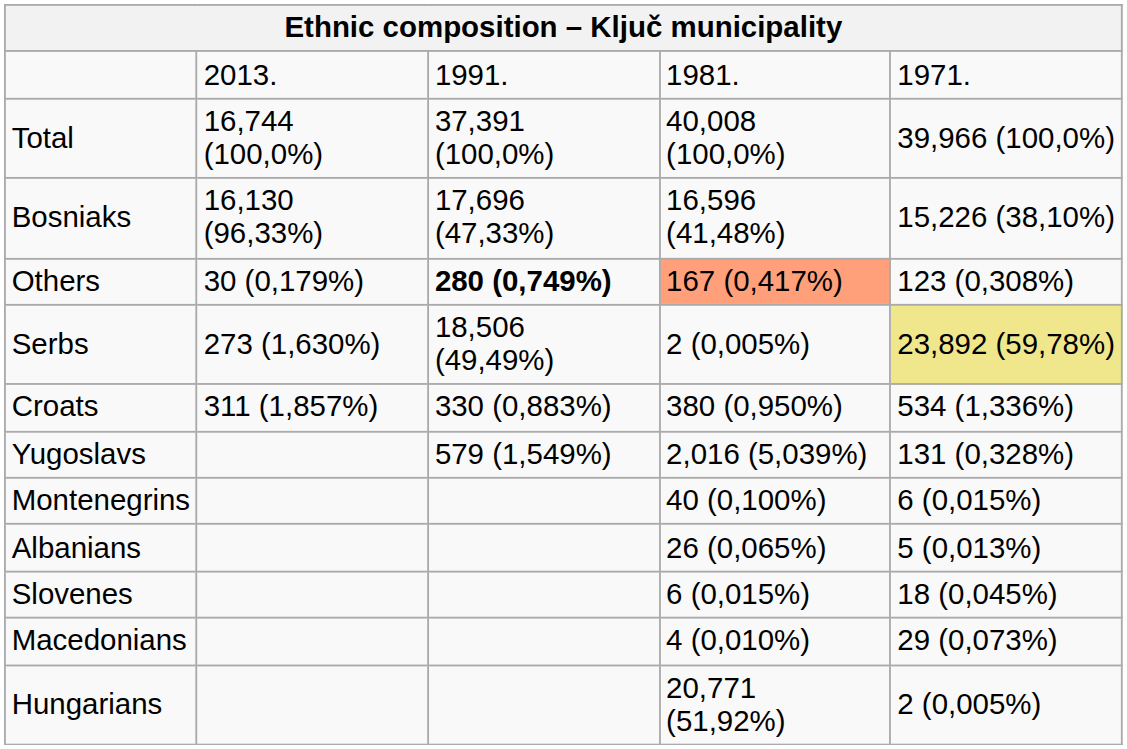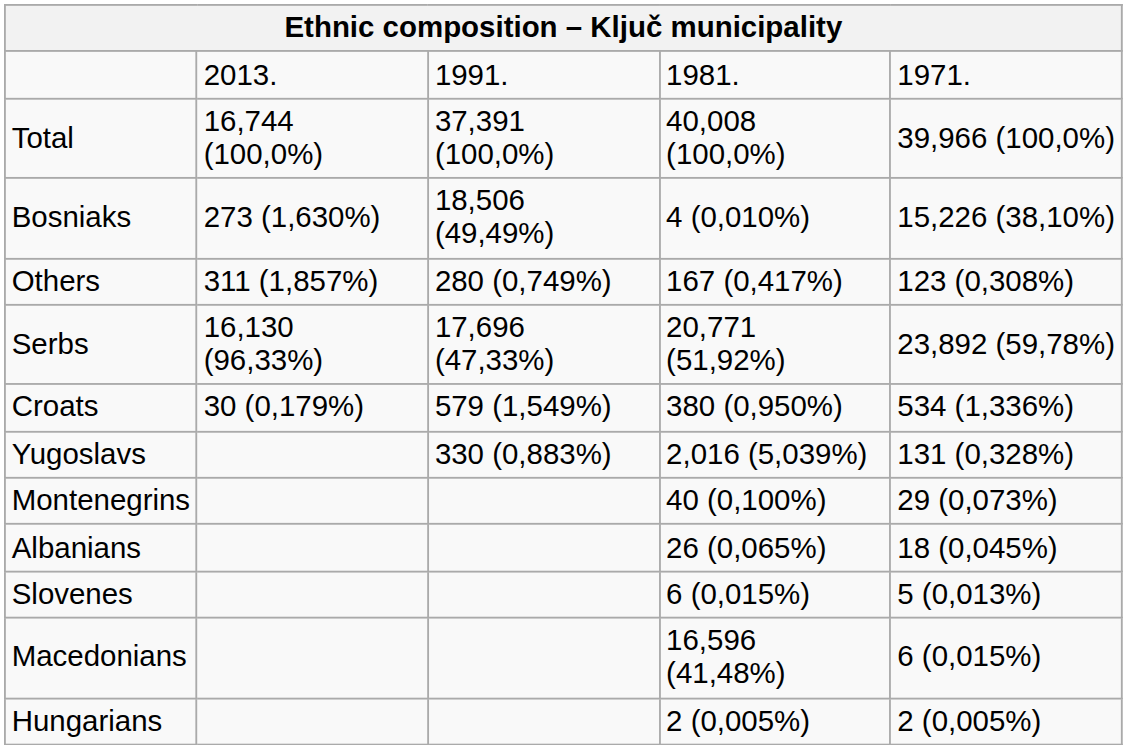(263, 217) 16,130 (96,33%) -> (292, 217) 273 (1,630%)
(495, 217) 17,696 (47,33%) -> (495, 217) 18,506 (49,49%)
(726, 217) 16,596 (41,48%) -> (738, 217) 4 (0,010%)
(284, 280) 30 (0,179%) -> (291, 280) 311 (1,857%)
(523, 280) bold -> (523, 280) normal
(754, 280) lightsalmon background -> (754, 280) no background
(292, 344) 273 (1,630%) -> (263, 344) 16,130 (96,33%)
(495, 344) 18,506 (49,49%) -> (495, 344) 17,696 (47,33%)
(738, 344) 2 (0,005%) -> (726, 344) 20,771 (51,92%)
(1006, 344) khaki background -> (1006, 344) no background
(291, 407) 311 (1,857%) -> (284, 407) 30 (0,179%)
(523, 407) 330 (0,883%) -> (523, 407) 579 (1,549%)
(523, 454) 579 (1,549%) -> (523, 454) 330 (0,883%)
(969, 500) 6 (0,015%) -> (977, 500) 29 (0,073%)
(969, 547) 5 (0,013%) -> (977, 547) 18 (0,045%)
(977, 594) 18 (0,045%) -> (969, 594) 5 (0,013%)
(738, 640) 4 (0,010%) -> (726, 657) 16,596 (41,48%)
(977, 640) 29 (0,073%) -> (969, 657) 6 (0,015%)
(726, 704) 20,771 (51,92%) -> (738, 720) 2 (0,005%)
